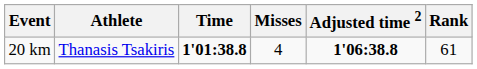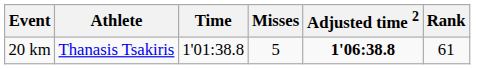(214, 50) bold -> (213, 50) normal
(278, 50) 4 -> (276, 50) 5
